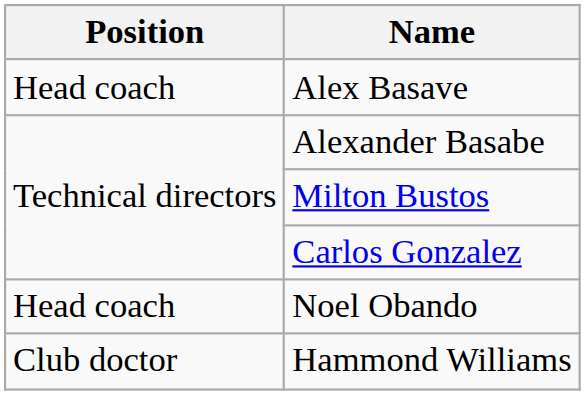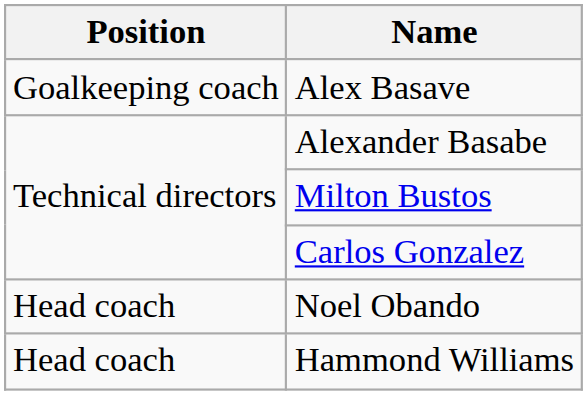(94, 86) Head coach -> (146, 86) Goalkeeping coach
(95, 360) Club doctor -> (94, 360) Head coach
